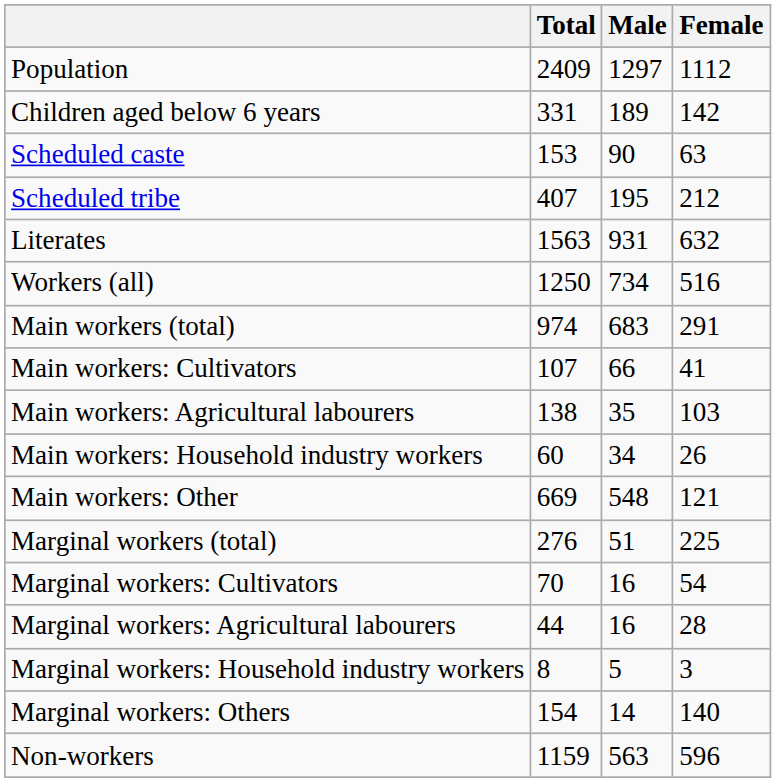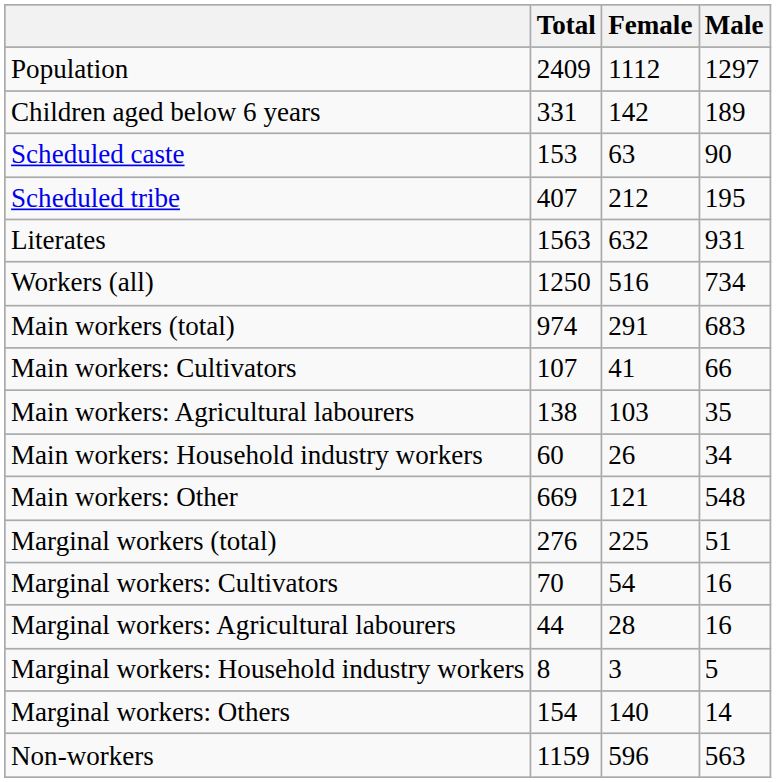columns swapped: (638, 25) <-> (721, 25)
